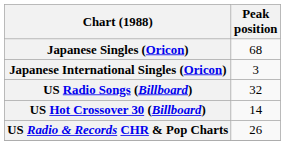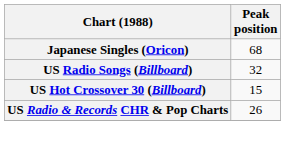- row: (118, 69)
(256, 110) 14 -> (256, 89) 15
